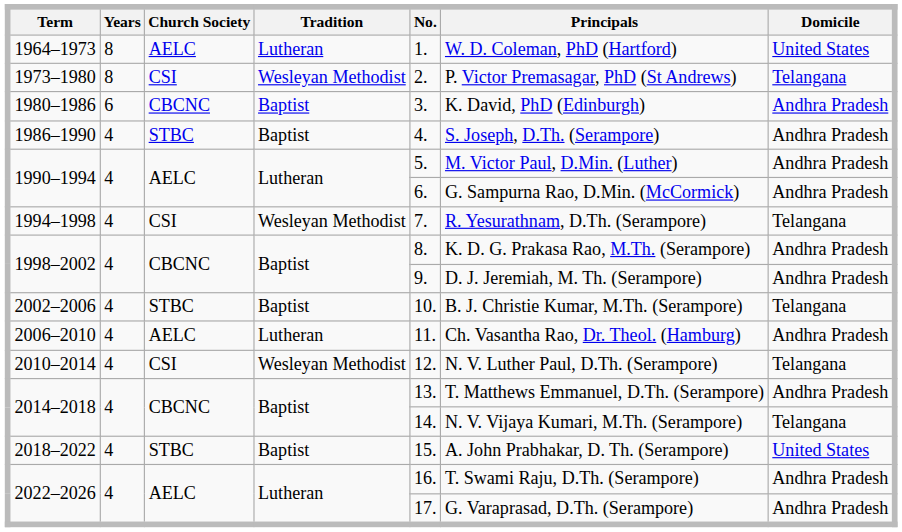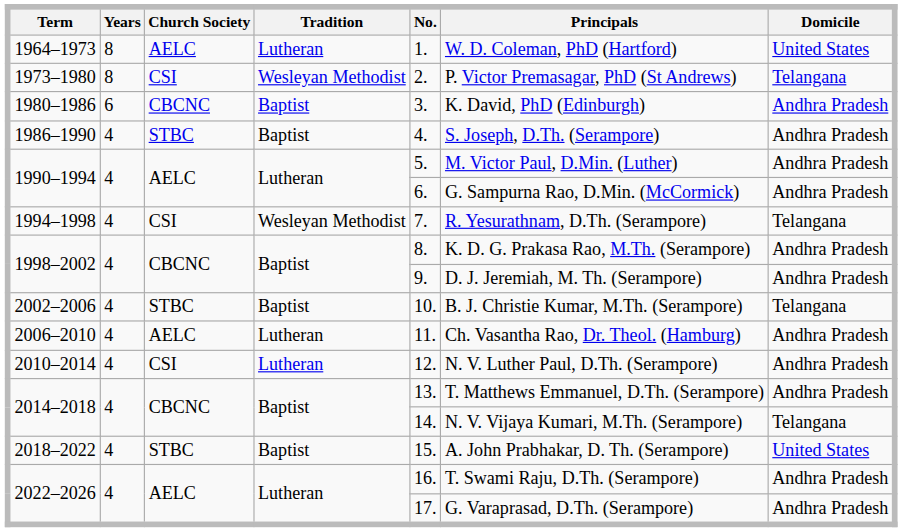(332, 364) Wesleyan Methodist -> (291, 364) Lutheran
(809, 364) Telangana -> (830, 364) Andhra Pradesh
